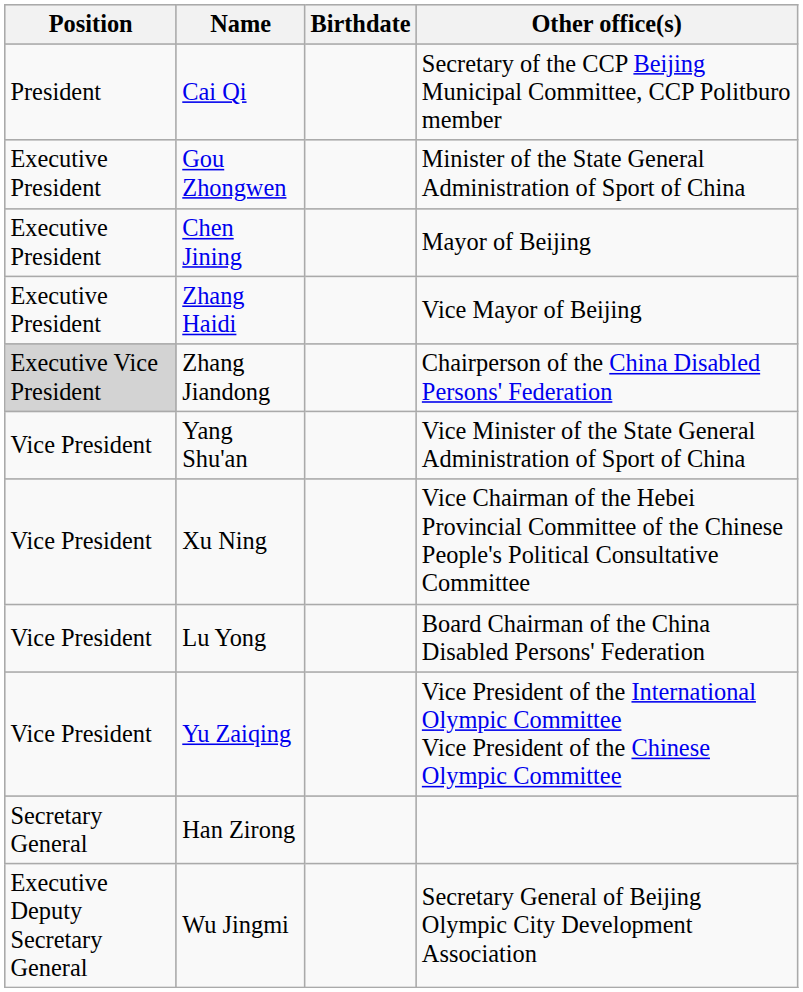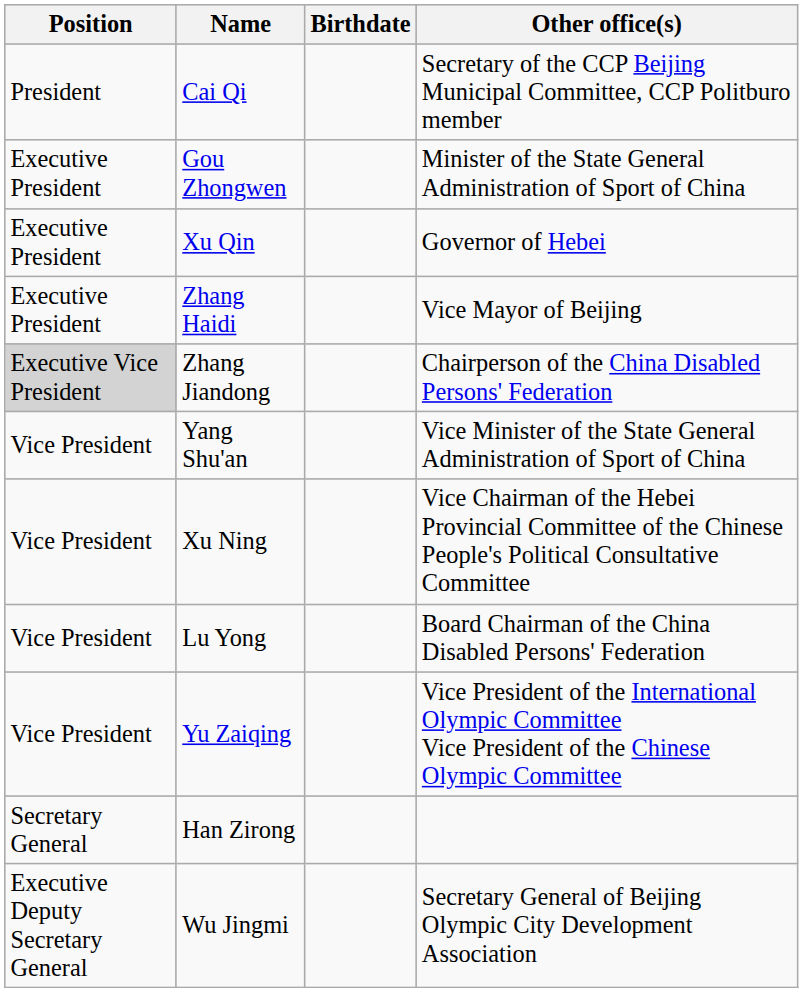- row: (212, 241)
+ row: (218, 241)
